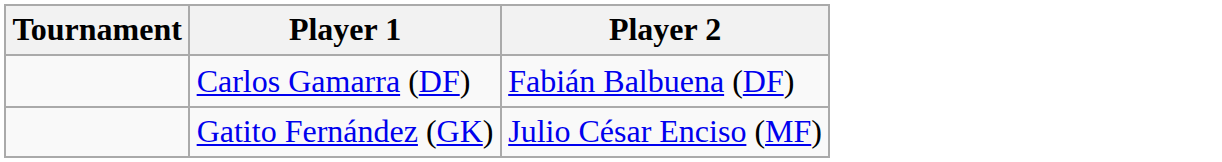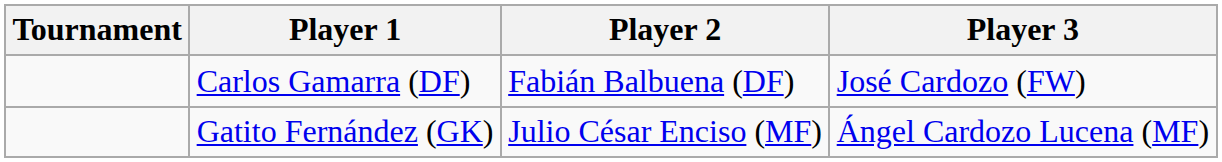+ column: (1023, 29)
